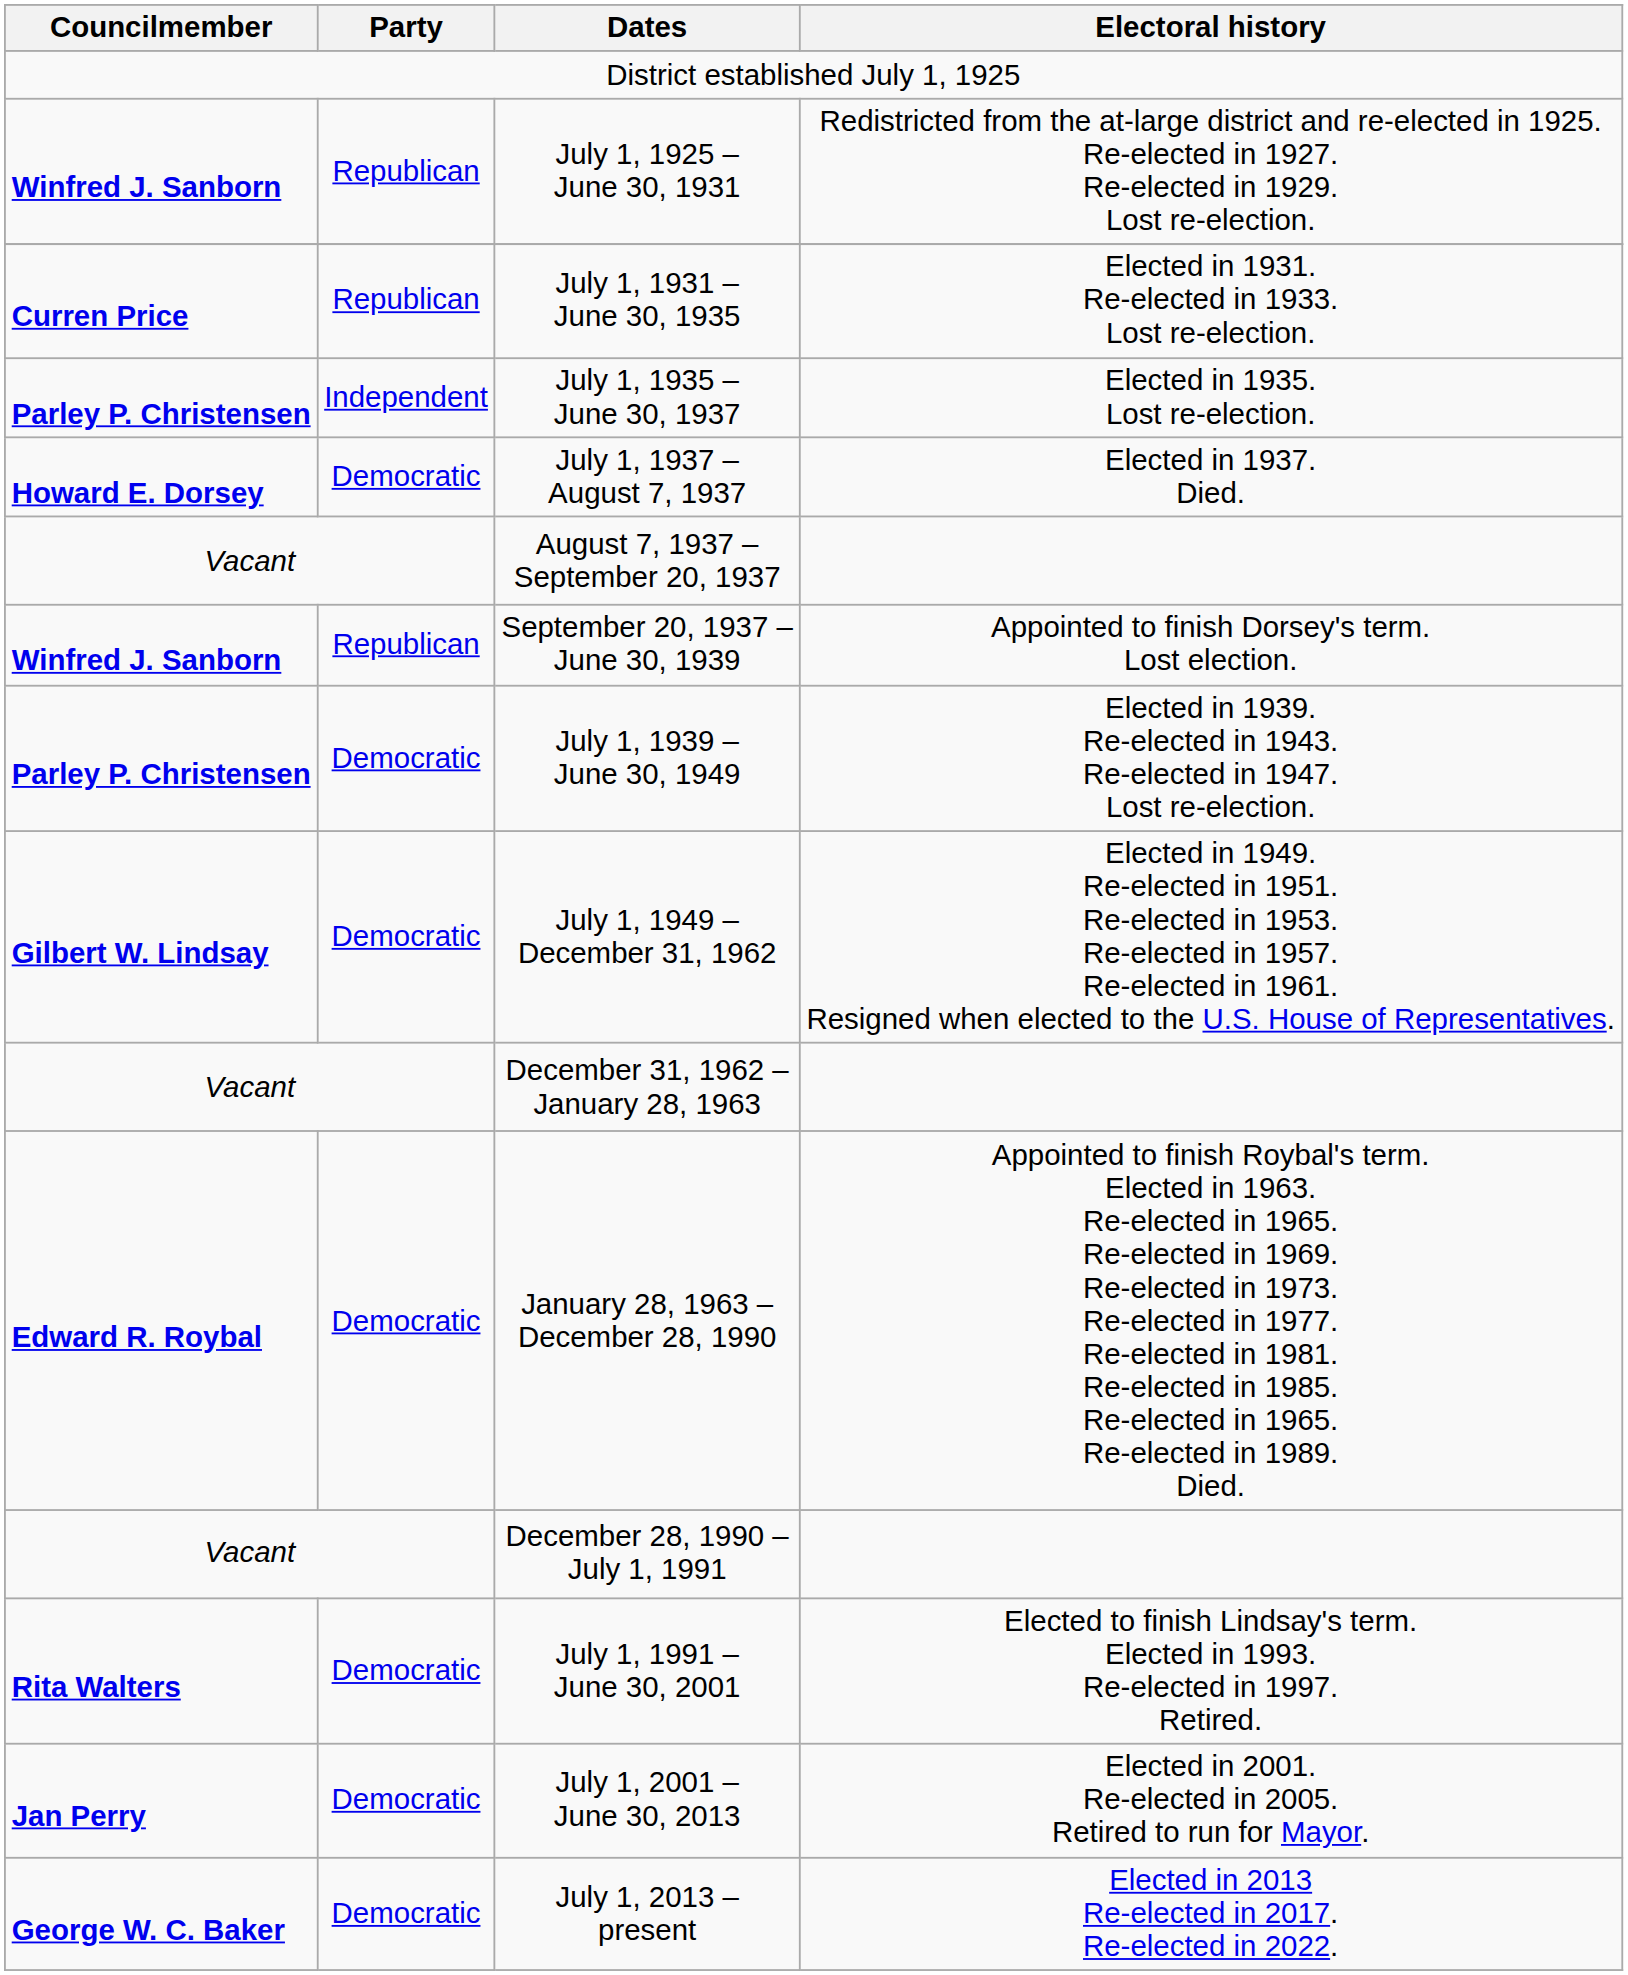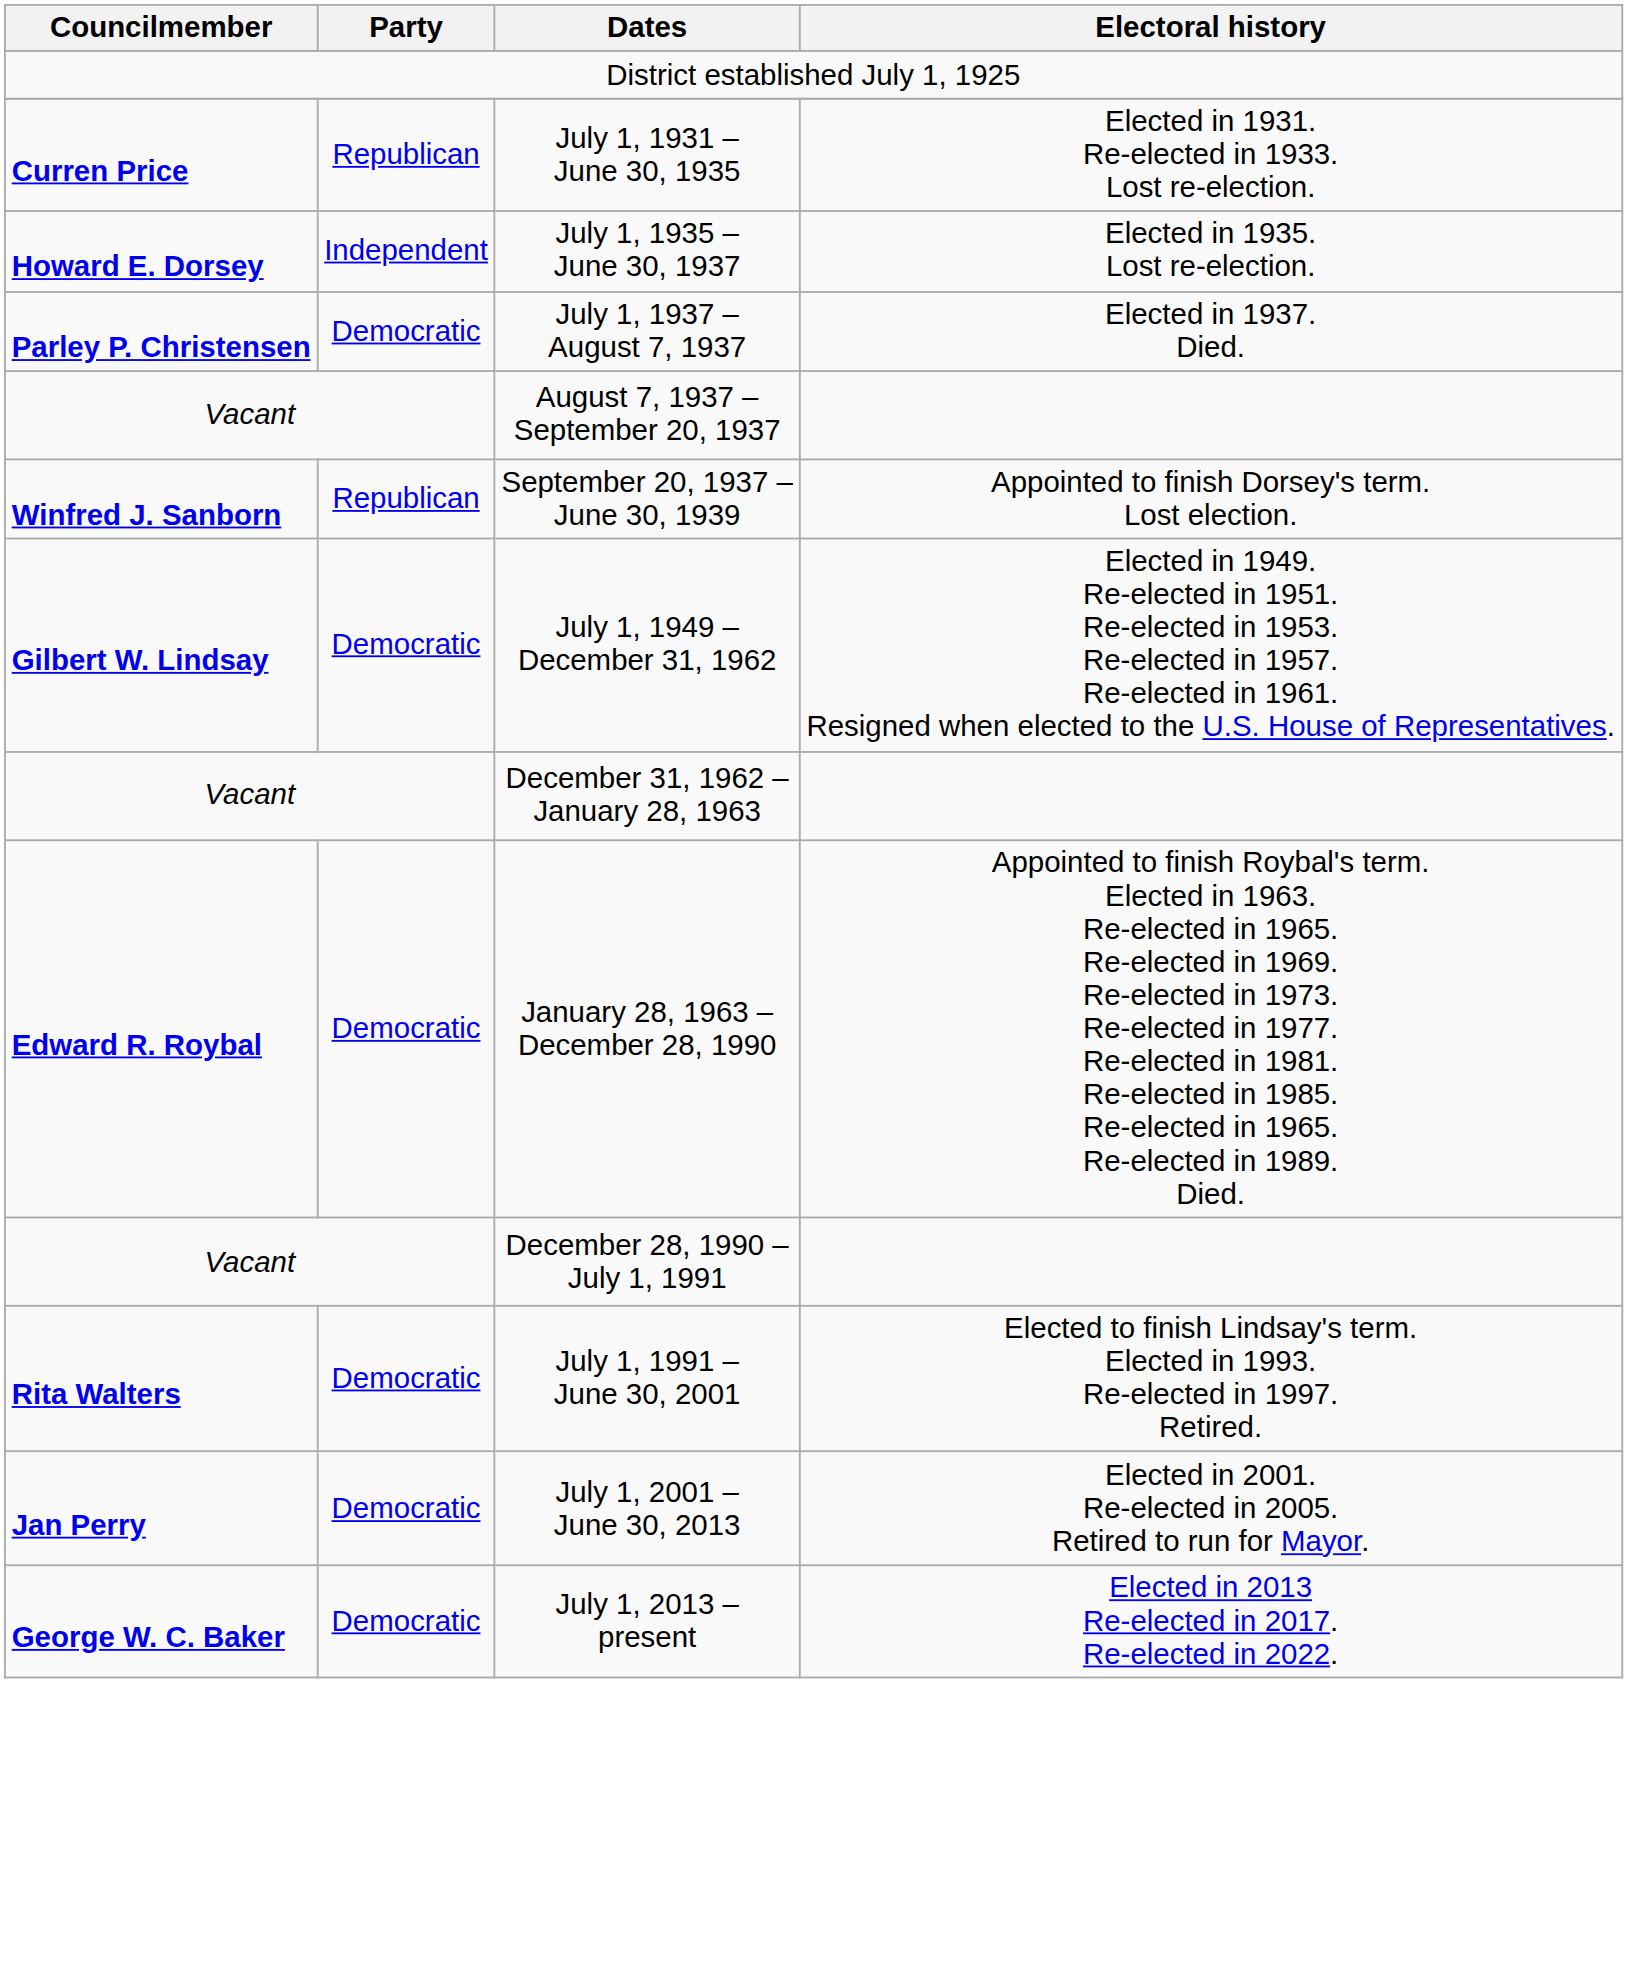- row: (647, 170)
(161, 413) Parley P. Christensen -> (138, 267) Howard E. Dorsey
(138, 493) Howard E. Dorsey -> (161, 347) Parley P. Christensen
- row: (647, 757)
